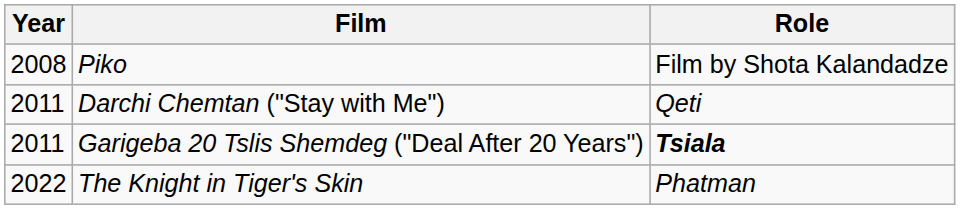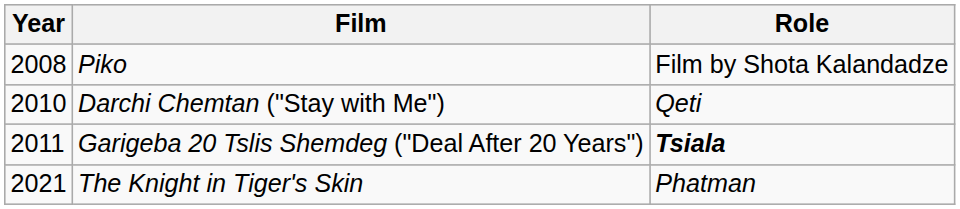(38, 104) 2011 -> (39, 104) 2010
(39, 183) 2022 -> (39, 183) 2021
